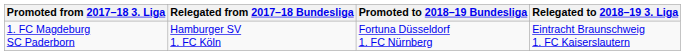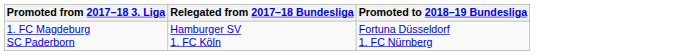- column: (605, 13)
